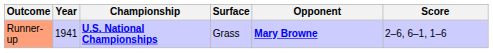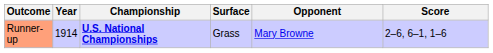(66, 34) 1941 -> (66, 34) 1914
(286, 34) bold -> (284, 34) normal
